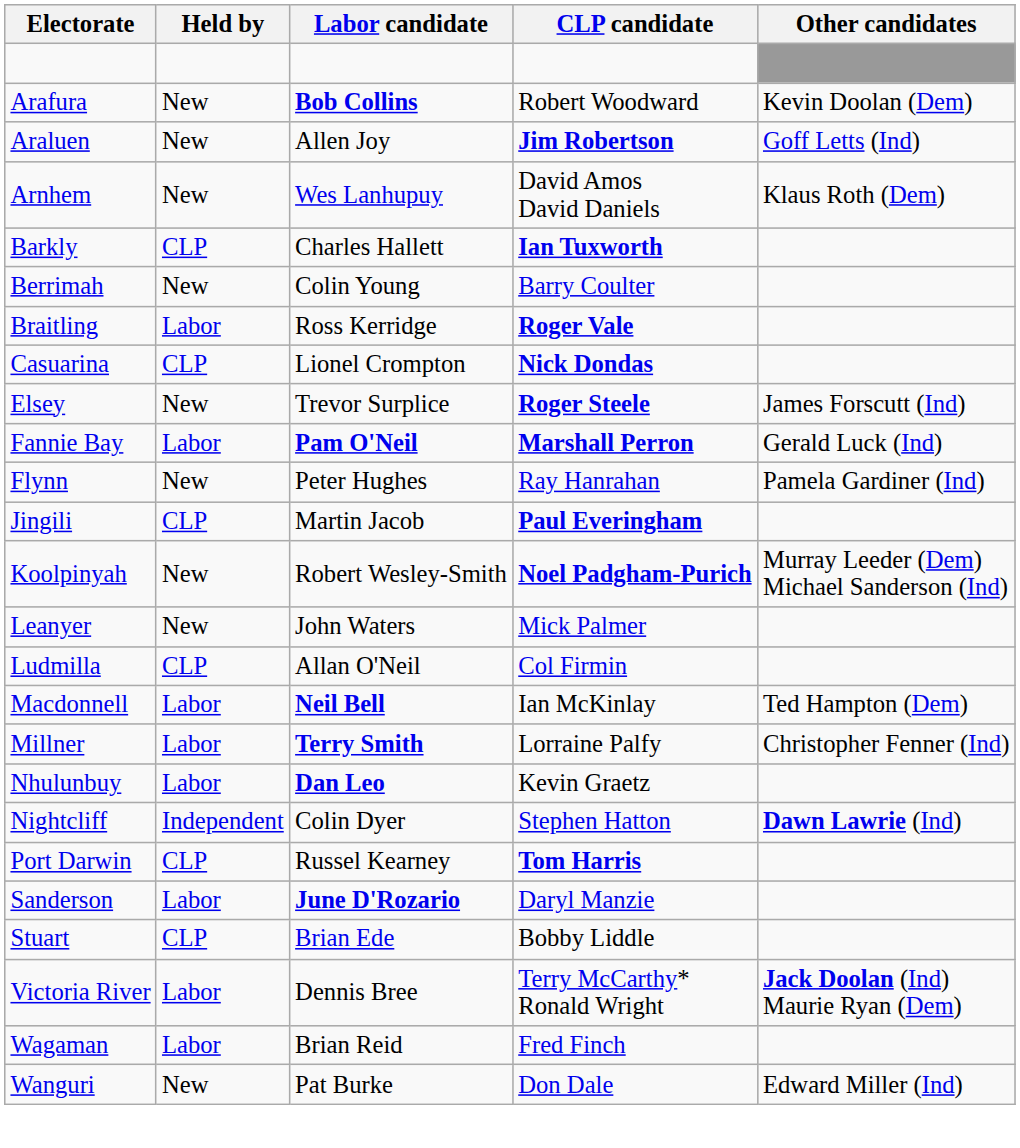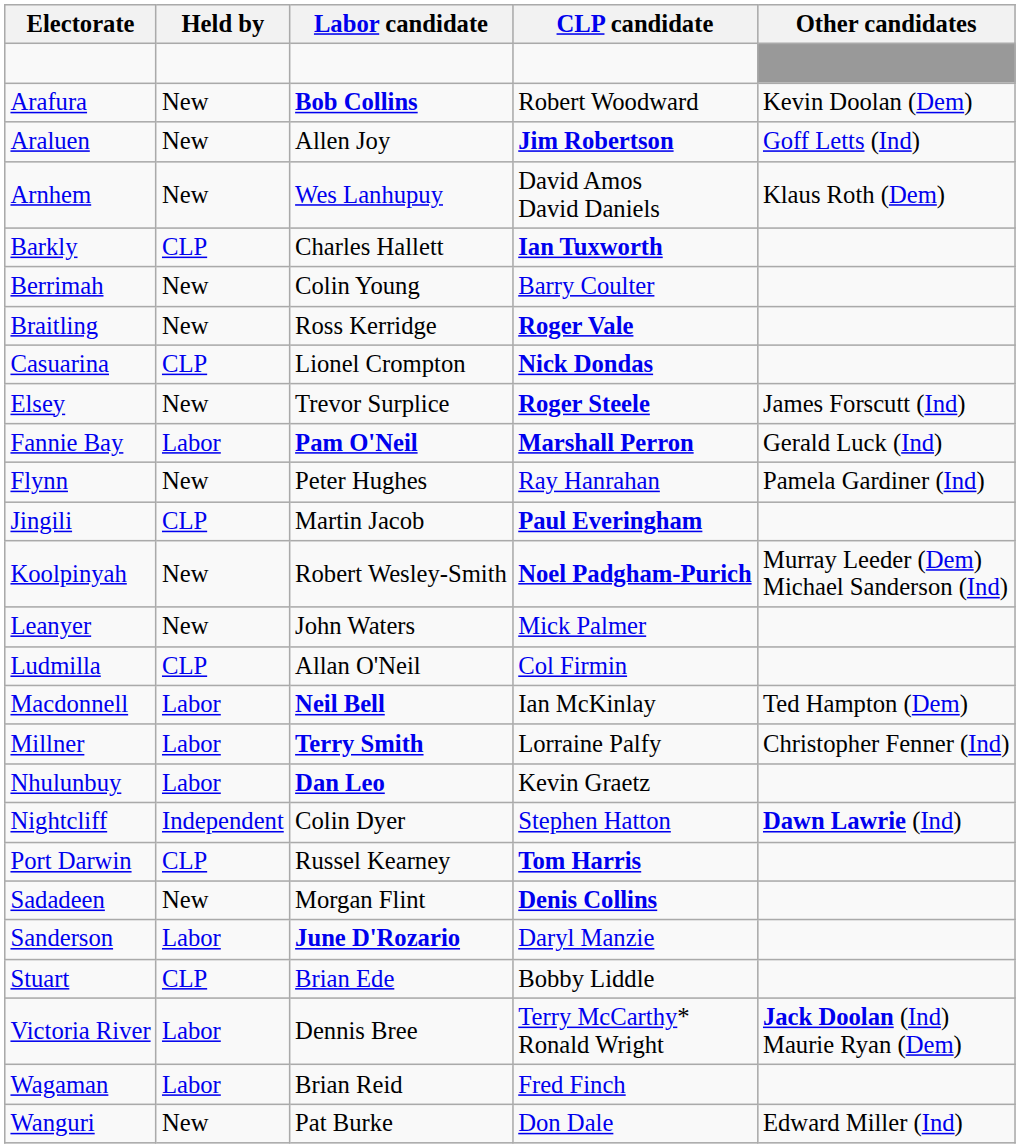(191, 325) Labor -> (185, 325) New
+ row: (58, 900)
